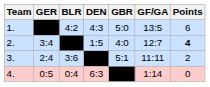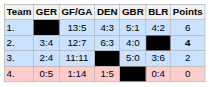columns swapped: (72, 12) <-> (153, 12)
(122, 27) 5:0 -> (133, 27) 5:1
(96, 43) 1:5 -> (107, 43) 6:3
(122, 58) 5:1 -> (133, 58) 5:0
(96, 74) 6:3 -> (107, 74) 1:5
